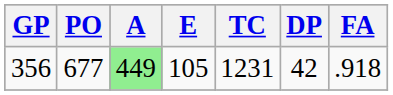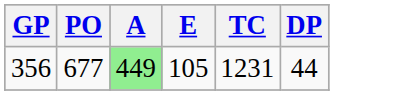- column: (358, 25)
(304, 68) 42 -> (304, 68) 44
